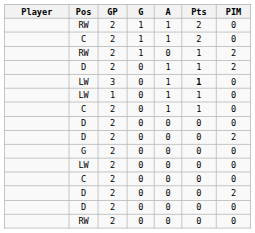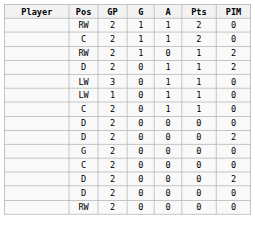(199, 81) bold -> (199, 81) normal
- row: (84, 165)
